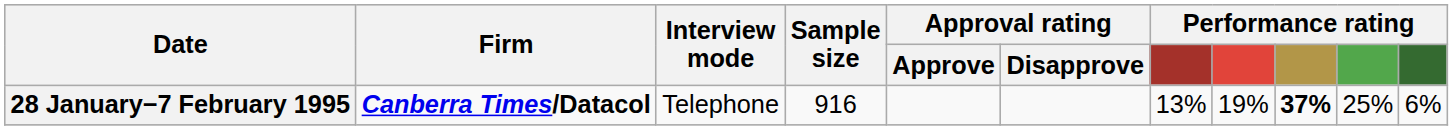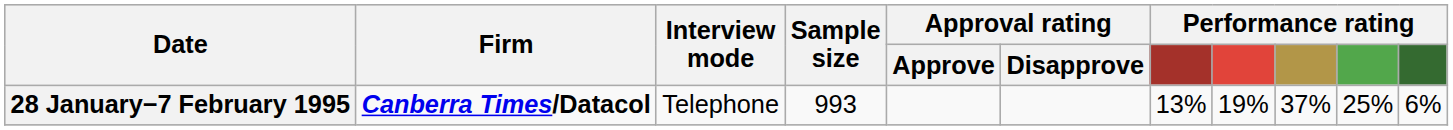(836, 104) 916 -> (836, 104) 993
(1306, 104) bold -> (1306, 104) normal
